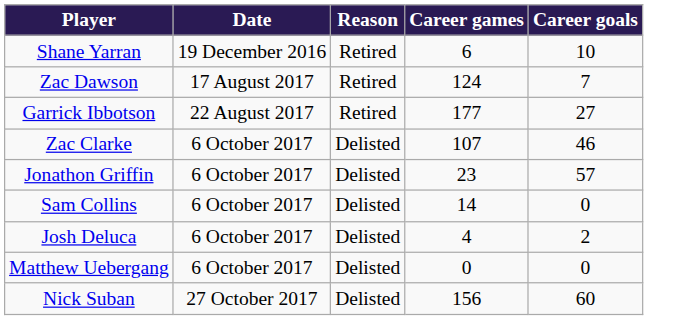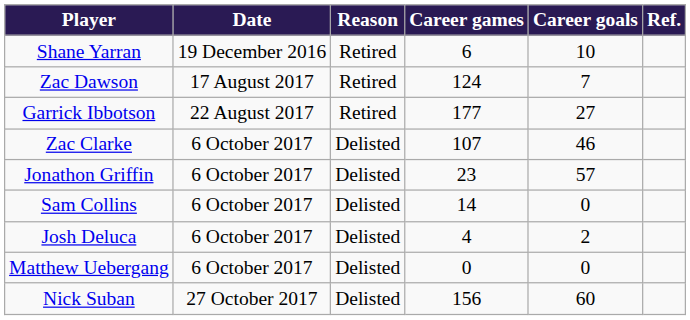+ column: (664, 19)
